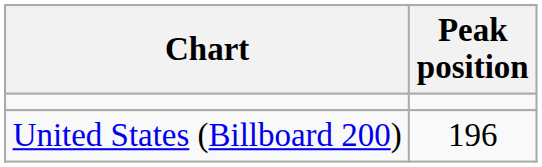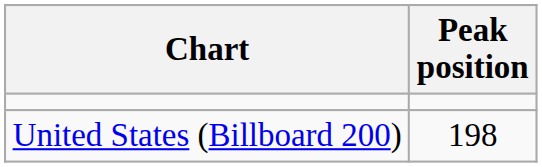(473, 135) 196 -> (473, 135) 198
